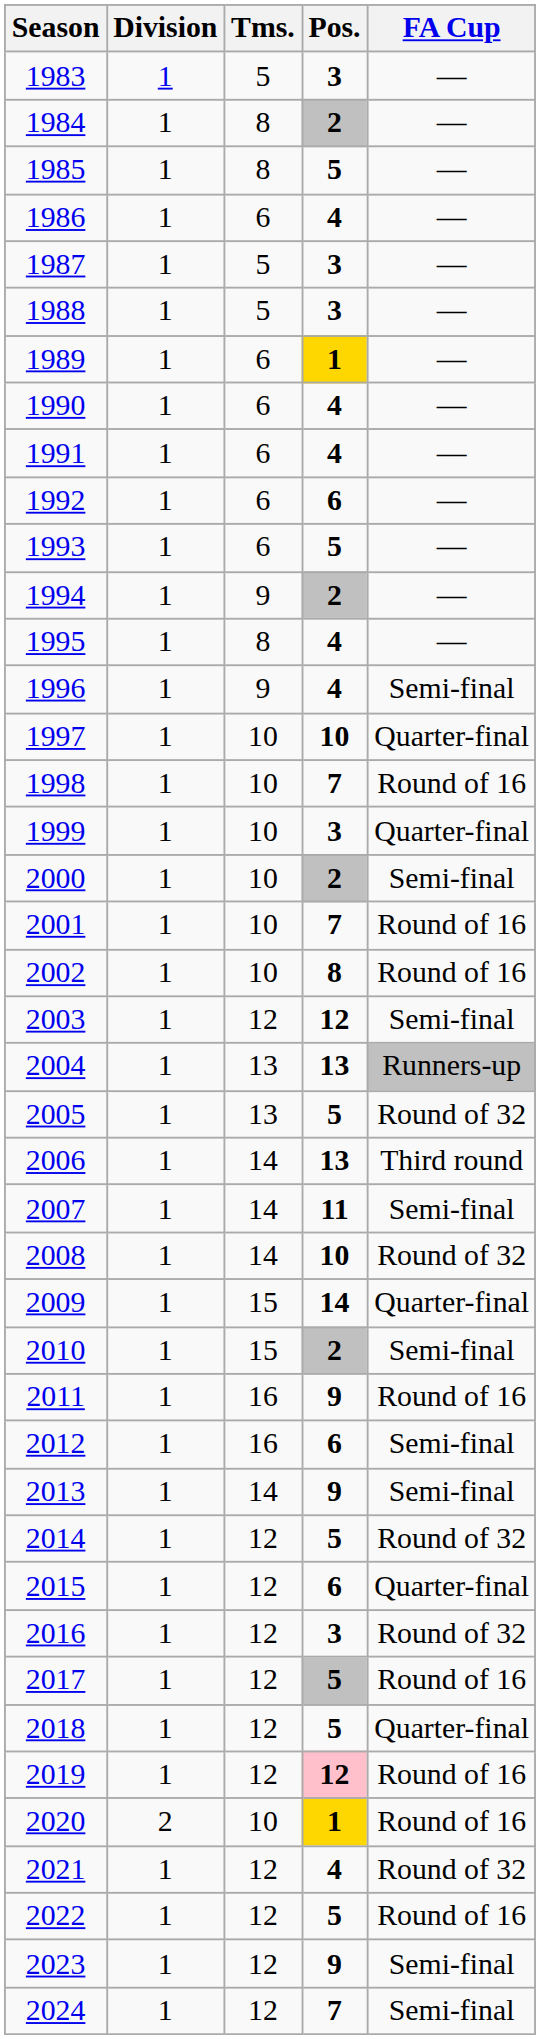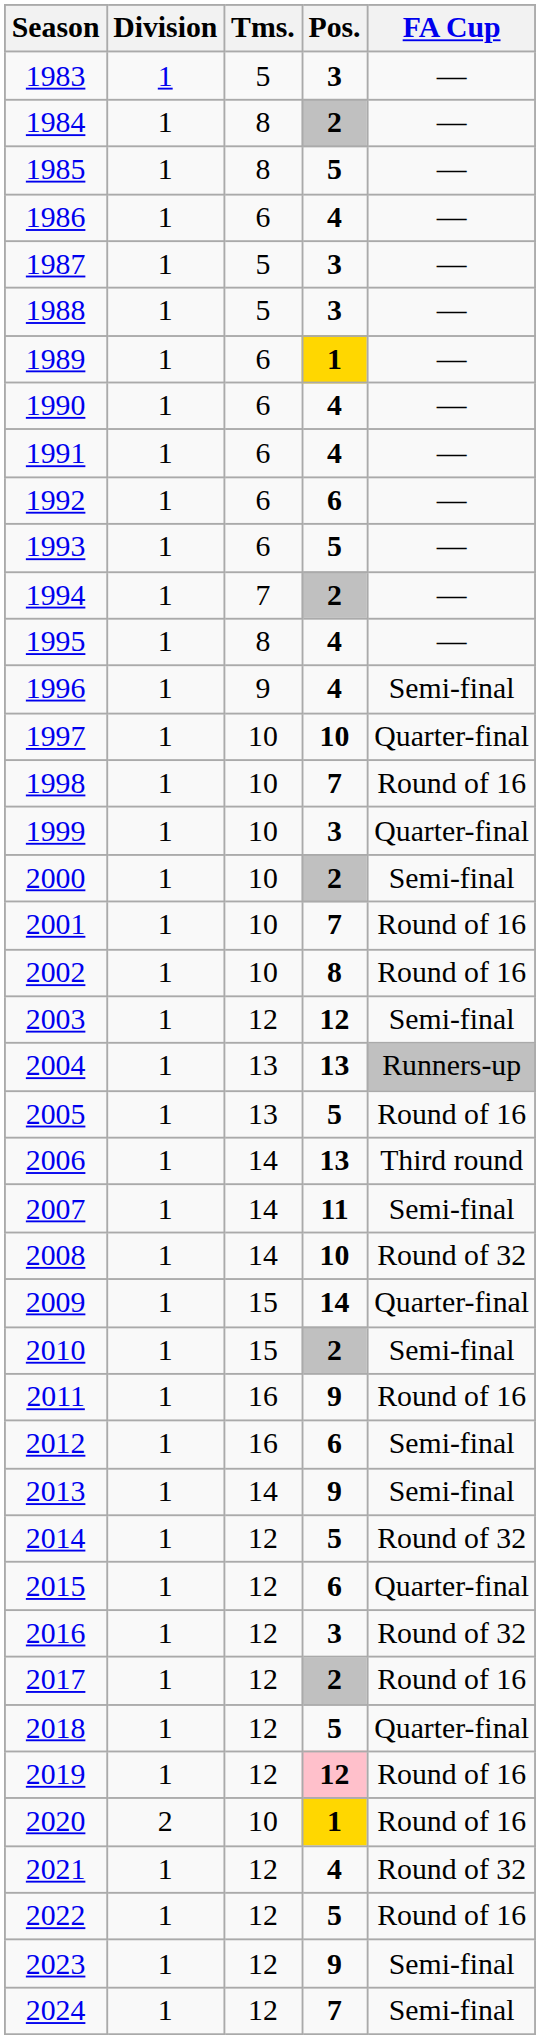(263, 594) 9 -> (263, 594) 7
(452, 1113) Round of 32 -> (452, 1113) Round of 16
(334, 1680) 5 -> (334, 1680) 2
